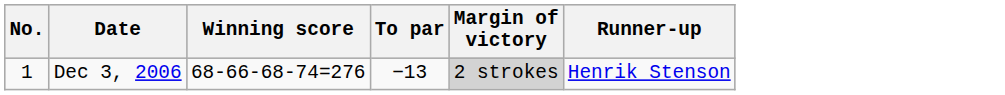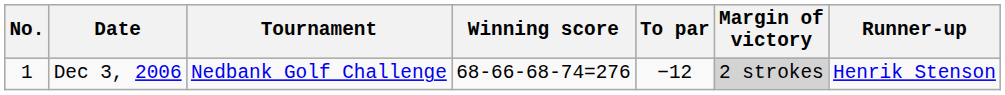+ column: (319, 32)
(410, 74) −13 -> (675, 74) −12
